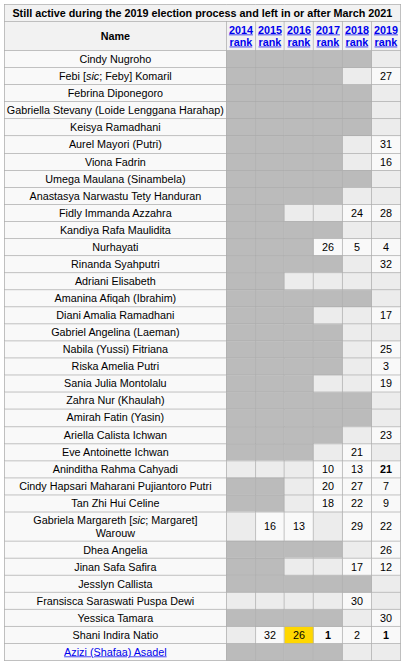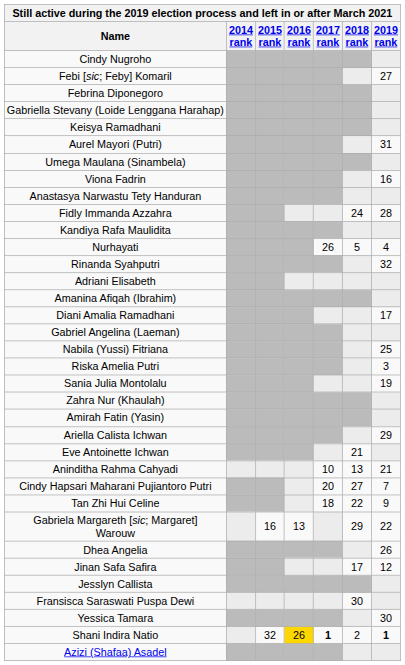rows swapped: (115, 179) <-> (115, 162)
(386, 435) 23 -> (386, 435) 29
(386, 469) bold -> (386, 469) normal
